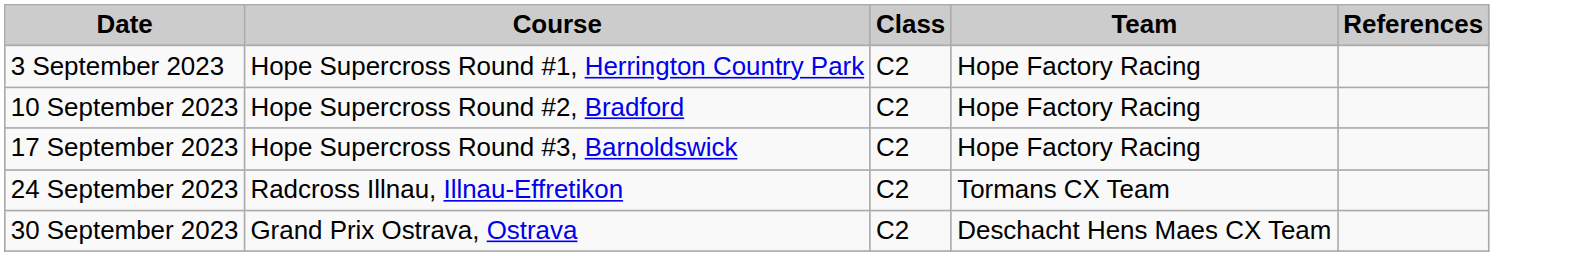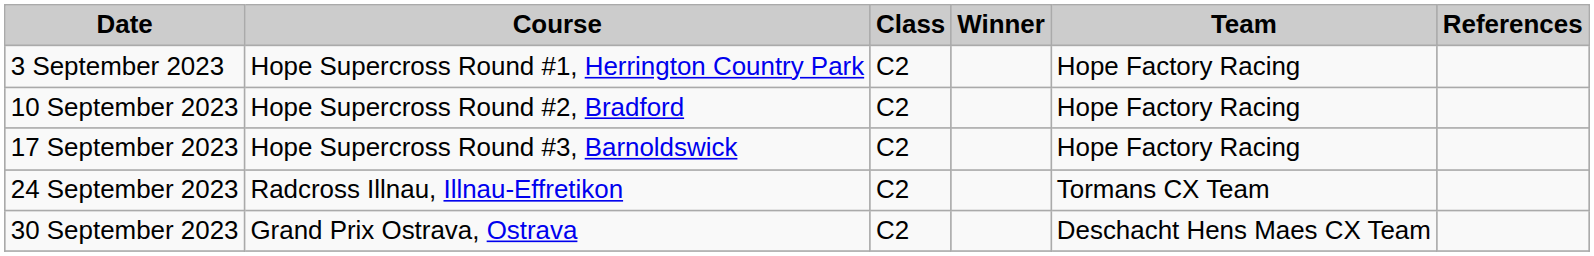+ column: (1001, 25)
